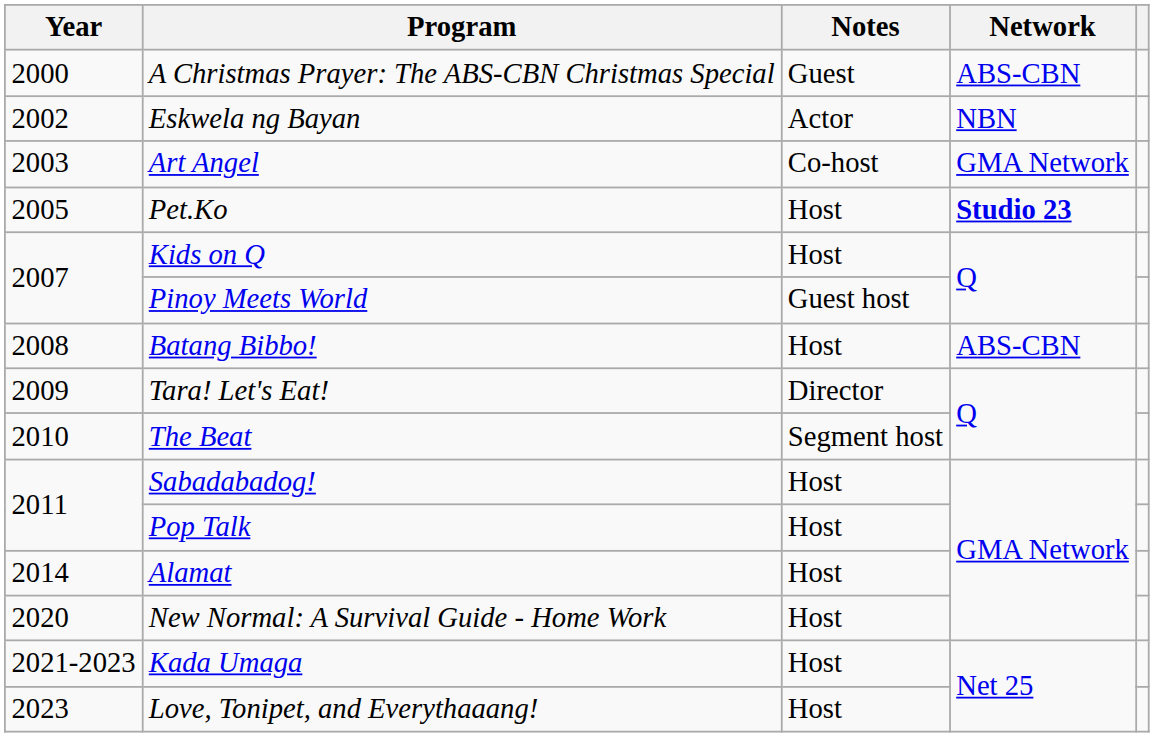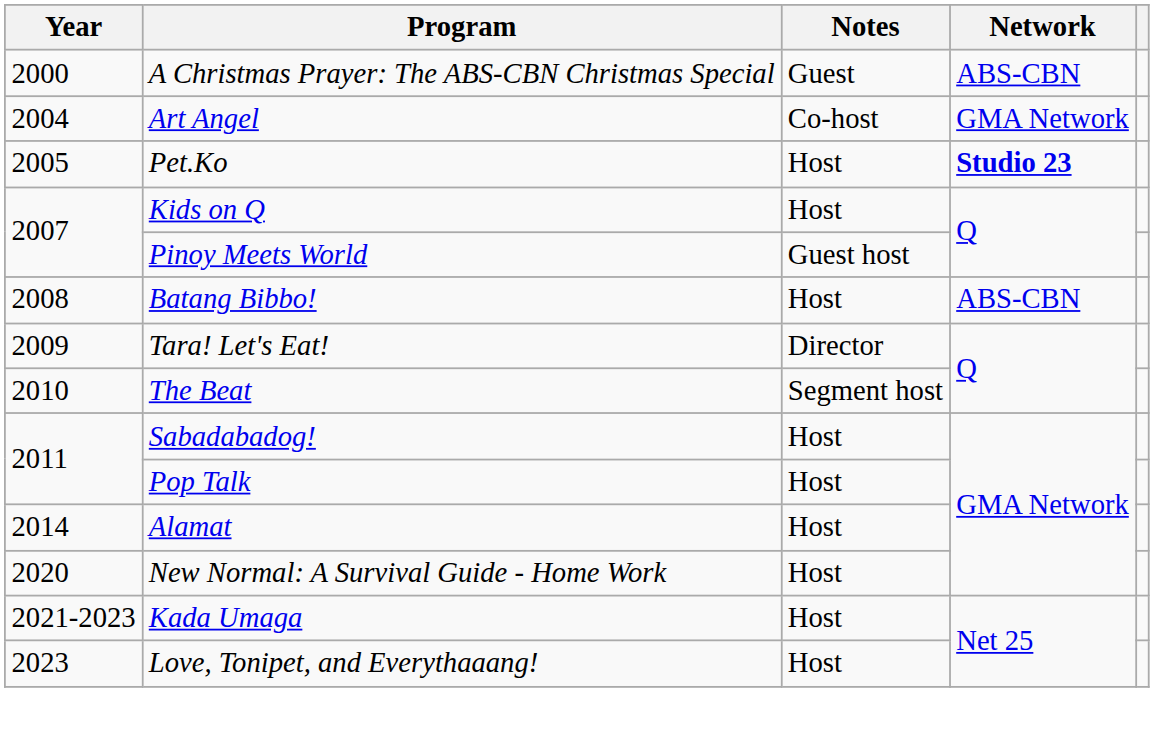- row: (255, 118)
(40, 163) 2003 -> (40, 118) 2004
